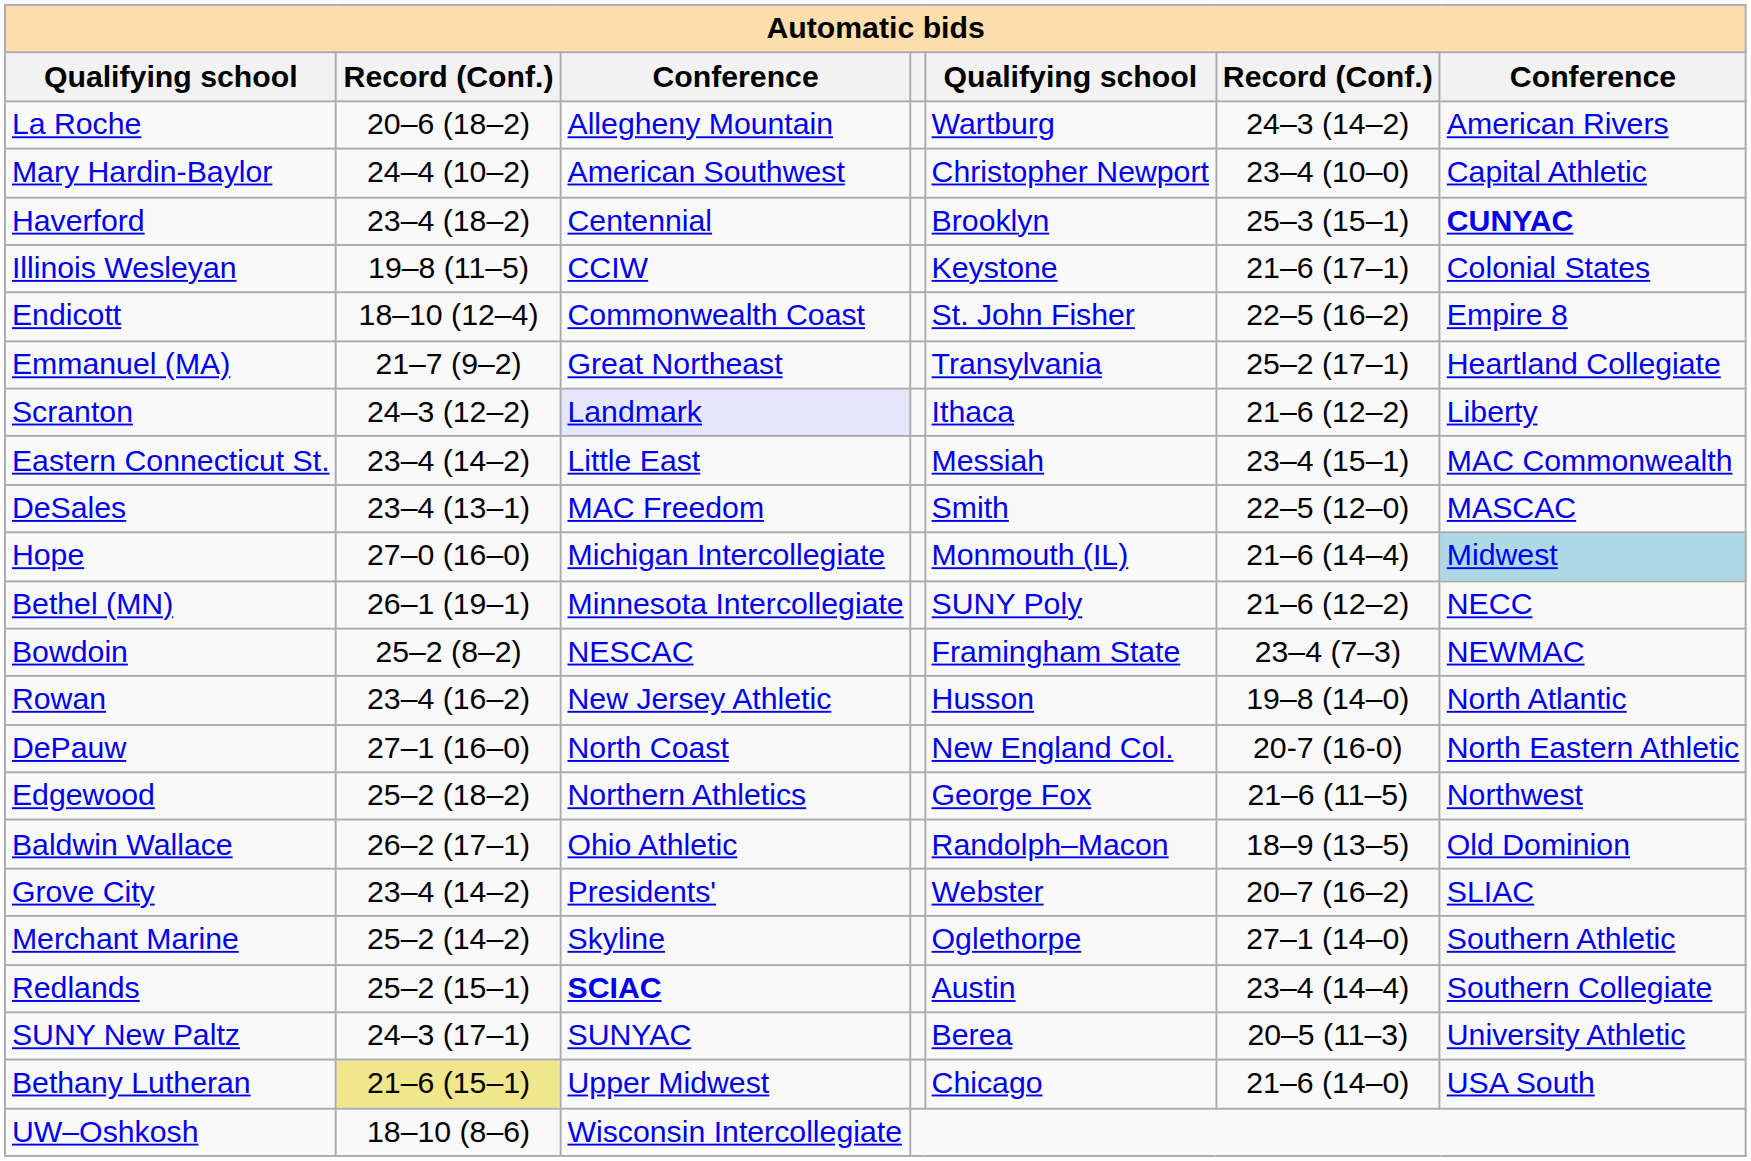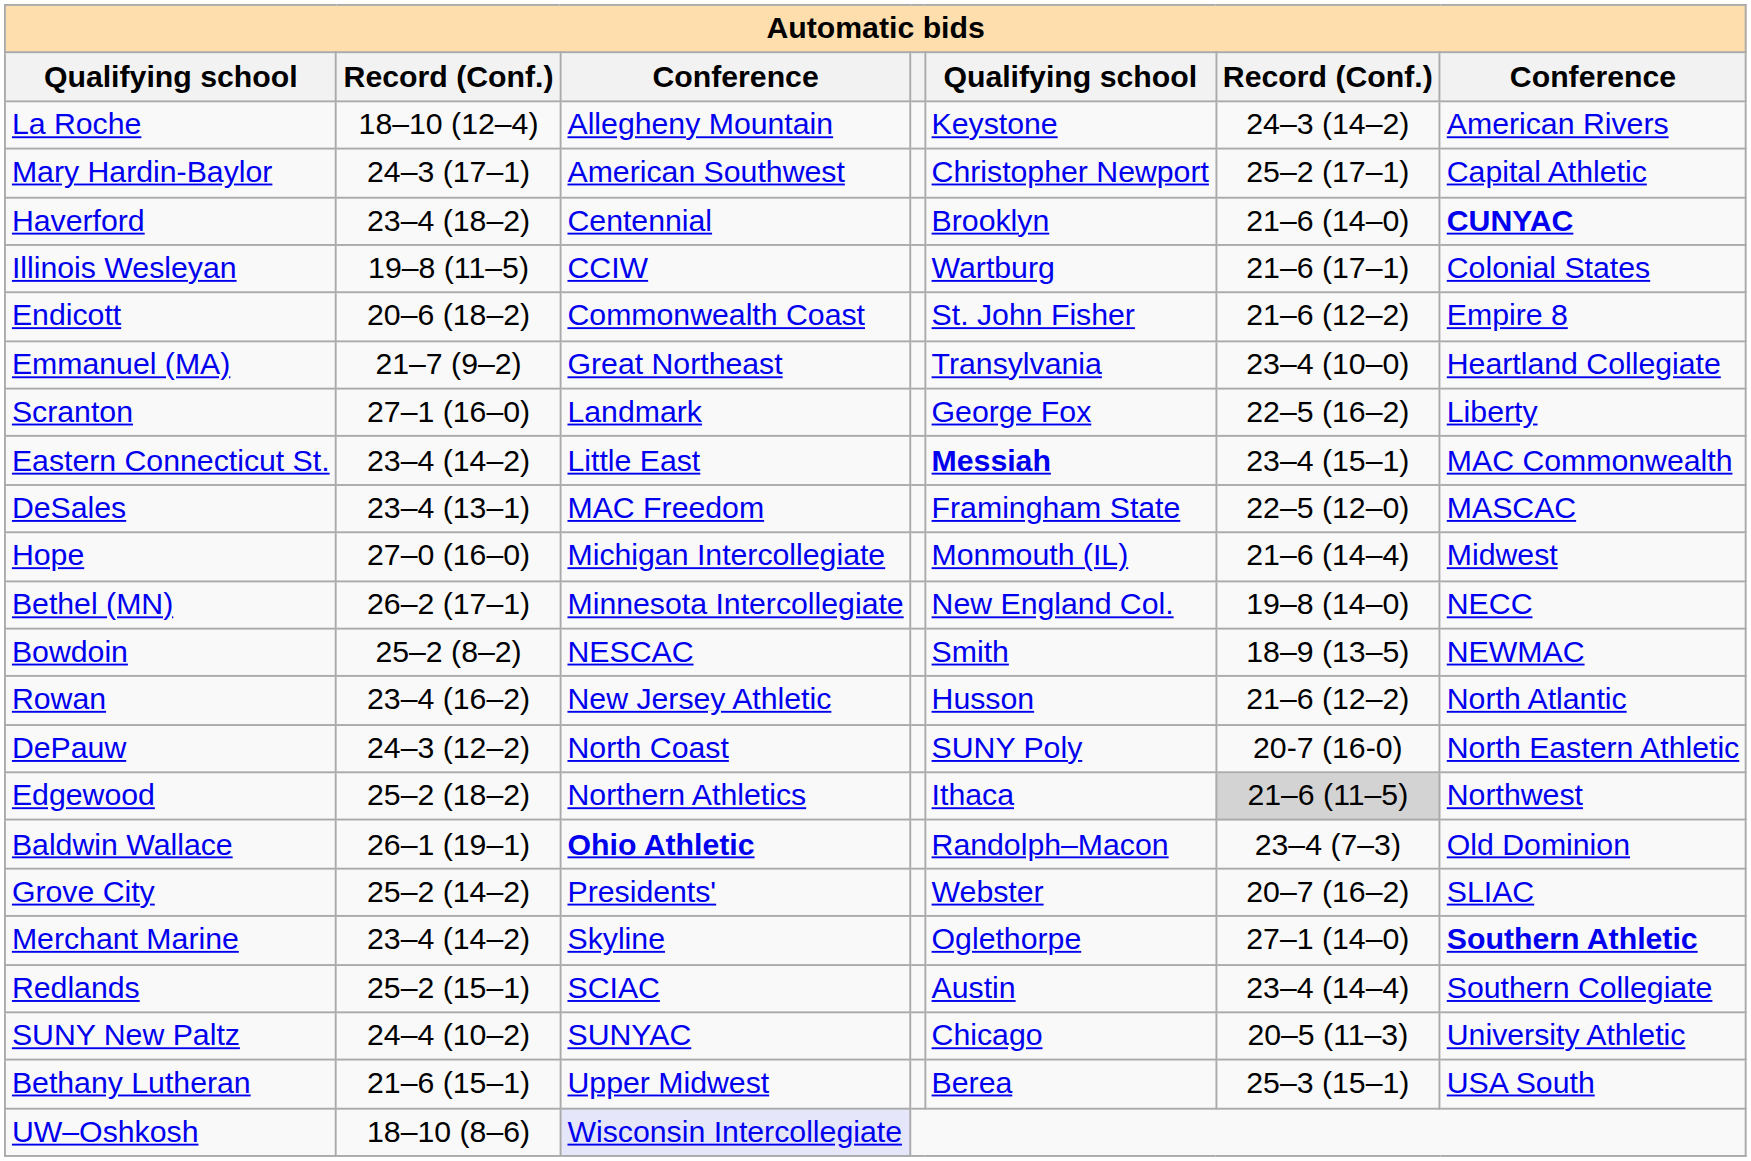(449, 124) 20–6 (18–2) -> (449, 124) 18–10 (12–4)
(993, 124) Wartburg -> (995, 124) Keystone
(449, 172) 24–4 (10–2) -> (449, 172) 24–3 (17–1)
(1328, 172) 23–4 (10–0) -> (1328, 172) 25–2 (17–1)
(1328, 220) 25–3 (15–1) -> (1328, 220) 21–6 (14–0)
(995, 268) Keystone -> (993, 268) Wartburg
(449, 316) 18–10 (12–4) -> (449, 316) 20–6 (18–2)
(1328, 316) 22–5 (16–2) -> (1328, 316) 21–6 (12–2)
(1328, 364) 25–2 (17–1) -> (1328, 364) 23–4 (10–0)
(449, 412) 24–3 (12–2) -> (449, 412) 27–1 (16–0)
(635, 412) lavender background -> (635, 412) no background
(973, 412) Ithaca -> (1011, 412) George Fox
(1328, 412) 21–6 (12–2) -> (1328, 412) 22–5 (16–2)
(988, 460) normal -> (991, 460) bold
(970, 508) Smith -> (1056, 508) Framingham State
(1502, 556) lightblue background -> (1502, 556) no background
(449, 603) 26–1 (19–1) -> (449, 603) 26–2 (17–1)
(1007, 603) SUNY Poly -> (1053, 603) New England Col.
(1328, 603) 21–6 (12–2) -> (1328, 603) 19–8 (14–0)
(1056, 651) Framingham State -> (970, 651) Smith
(1328, 651) 23–4 (7–3) -> (1328, 651) 18–9 (13–5)
(1328, 699) 19–8 (14–0) -> (1328, 699) 21–6 (12–2)
(449, 747) 27–1 (16–0) -> (449, 747) 24–3 (12–2)
(1053, 747) New England Col. -> (1007, 747) SUNY Poly
(1011, 795) George Fox -> (973, 795) Ithaca
(1328, 795) no background -> (1328, 795) lightgrey background
(449, 843) 26–2 (17–1) -> (449, 843) 26–1 (19–1)
(652, 843) normal -> (661, 843) bold
(1328, 843) 18–9 (13–5) -> (1328, 843) 23–4 (7–3)
(449, 891) 23–4 (14–2) -> (449, 891) 25–2 (14–2)
(449, 939) 25–2 (14–2) -> (449, 939) 23–4 (14–2)
(1561, 939) normal -> (1572, 939) bold
(615, 987) bold -> (614, 987) normal
(449, 1035) 24–3 (17–1) -> (449, 1035) 24–4 (10–2)
(972, 1035) Berea -> (987, 1035) Chicago
(449, 1083) khaki background -> (449, 1083) no background
(987, 1083) Chicago -> (972, 1083) Berea
(1328, 1083) 21–6 (14–0) -> (1328, 1083) 25–3 (15–1)
(735, 1131) no background -> (735, 1131) lavender background
